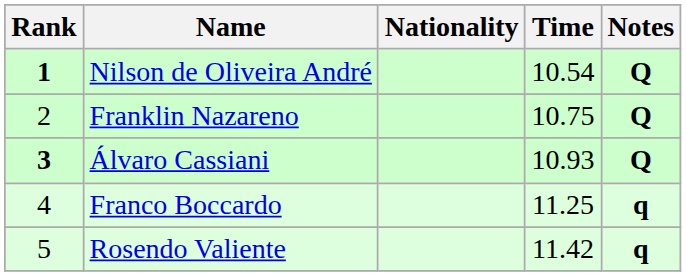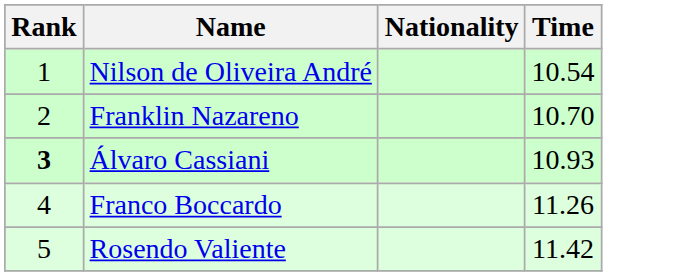- column: (641, 26)
(44, 71) bold -> (44, 71) normal
(563, 115) 10.75 -> (563, 115) 10.70
(563, 204) 11.25 -> (563, 204) 11.26
